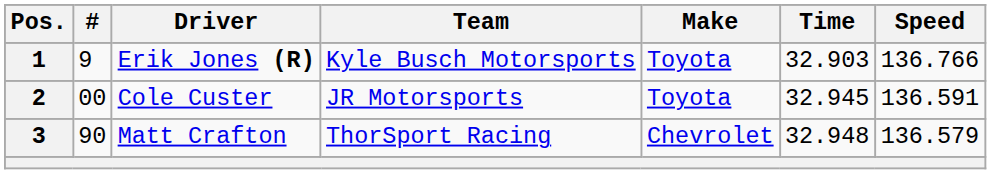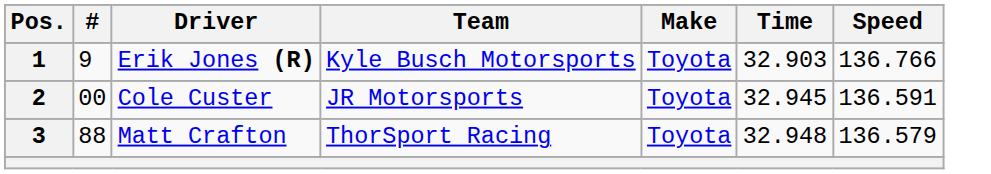(92, 138) 90 -> (92, 138) 88
(710, 138) Chevrolet -> (689, 138) Toyota
